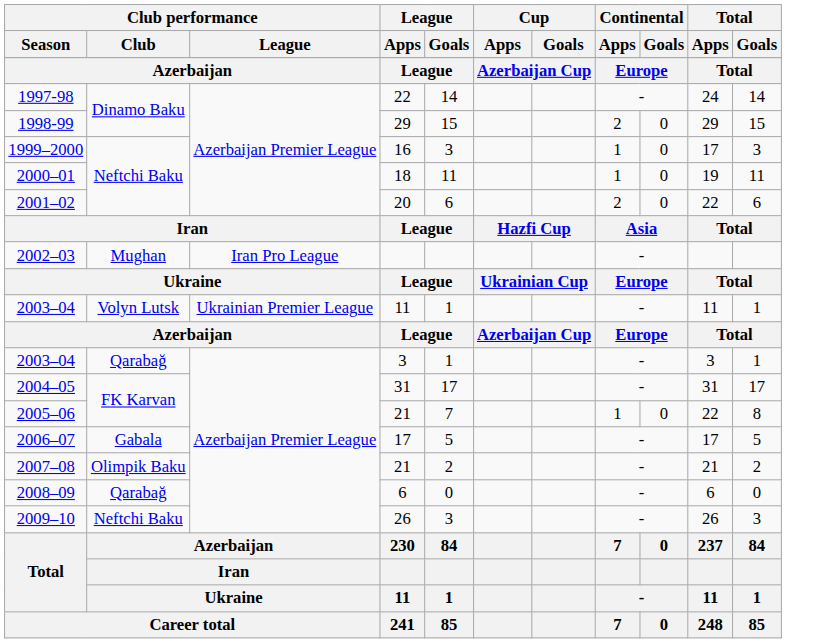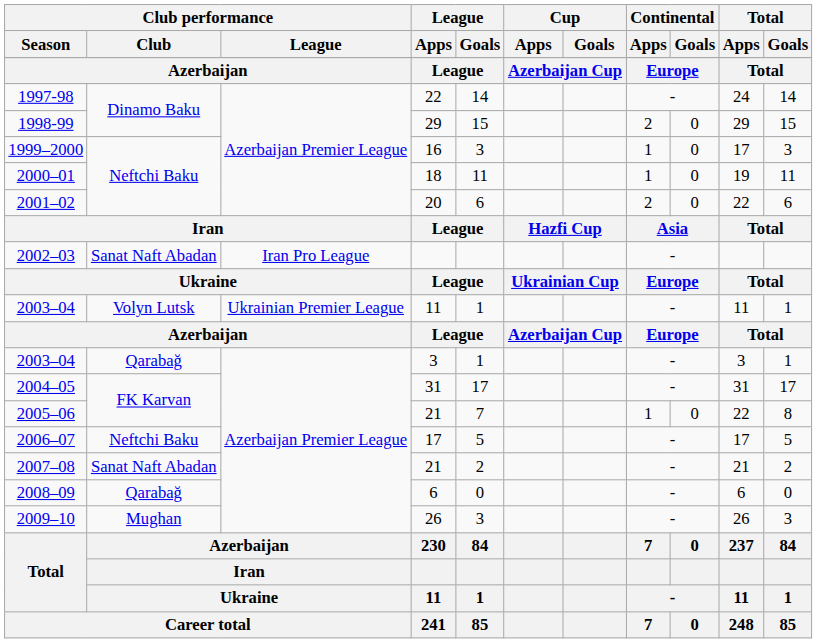(138, 255) Mughan -> (154, 255) Sanat Naft Abadan
(138, 439) Gabala -> (154, 439) Neftchi Baku
(138, 466) Olimpik Baku -> (154, 466) Sanat Naft Abadan
(138, 519) Neftchi Baku -> (154, 519) Mughan
